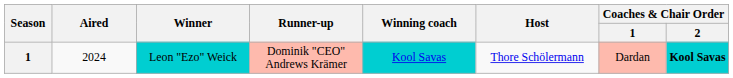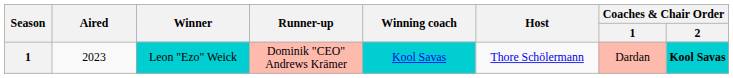(94, 58) 2024 -> (94, 58) 2023
